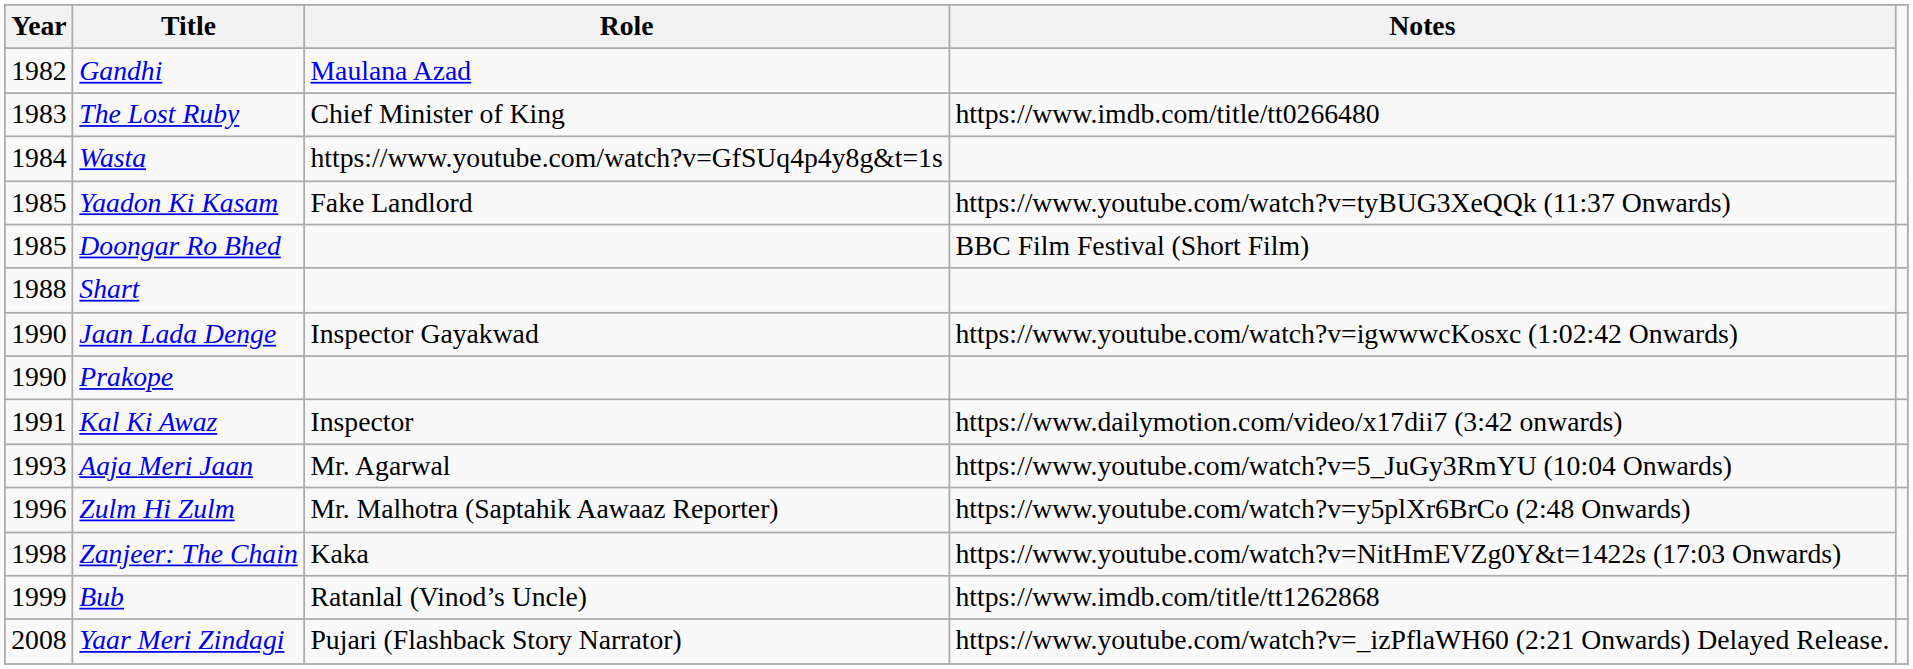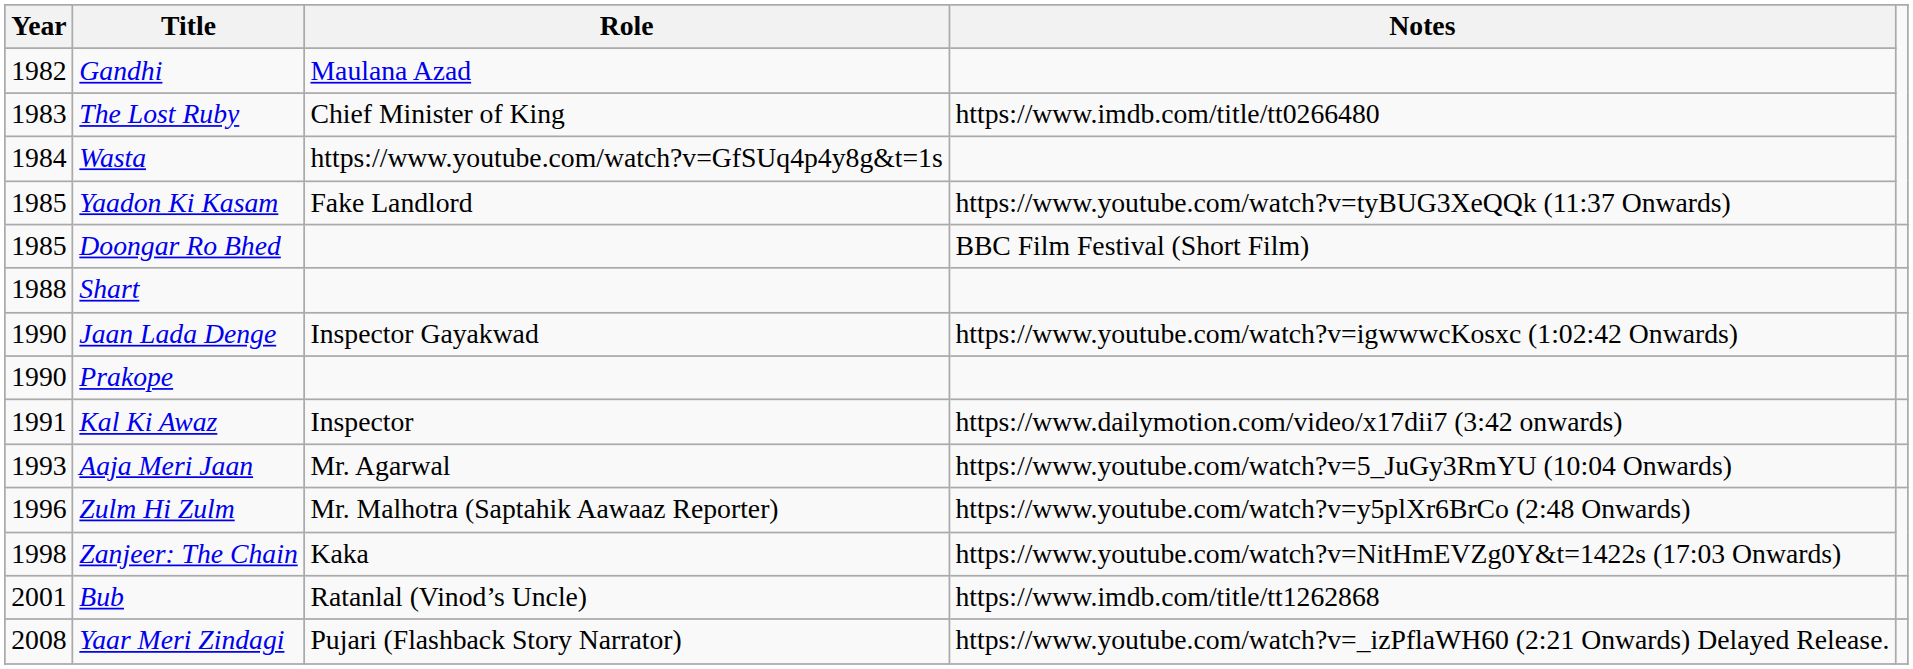(39, 597) 1999 -> (39, 597) 2001
